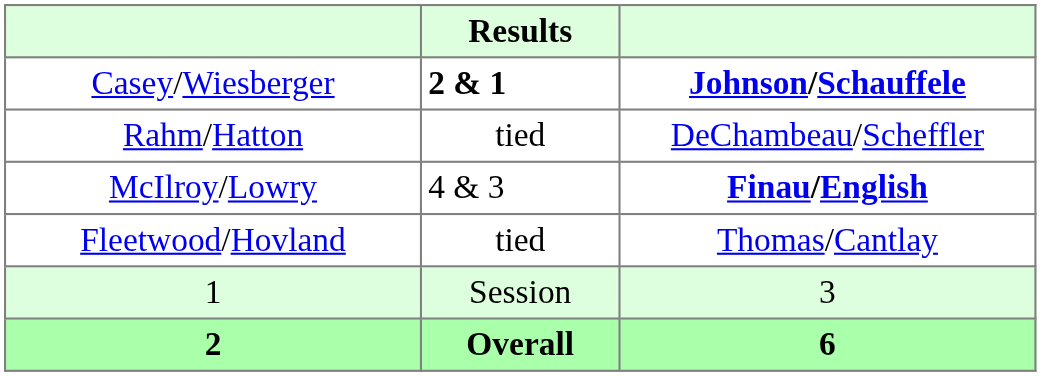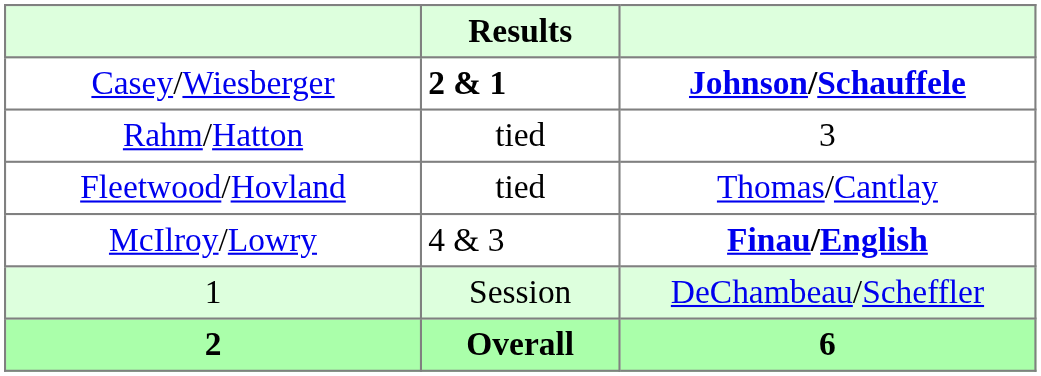(827, 135) DeChambeau/Scheffler -> (827, 135) 3
rows swapped: (213, 187) <-> (213, 239)
(827, 291) 3 -> (827, 291) DeChambeau/Scheffler
